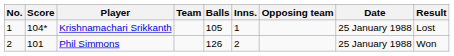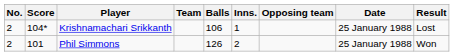(9, 28) 1 -> (9, 28) 2
(214, 28) 105 -> (214, 28) 106
